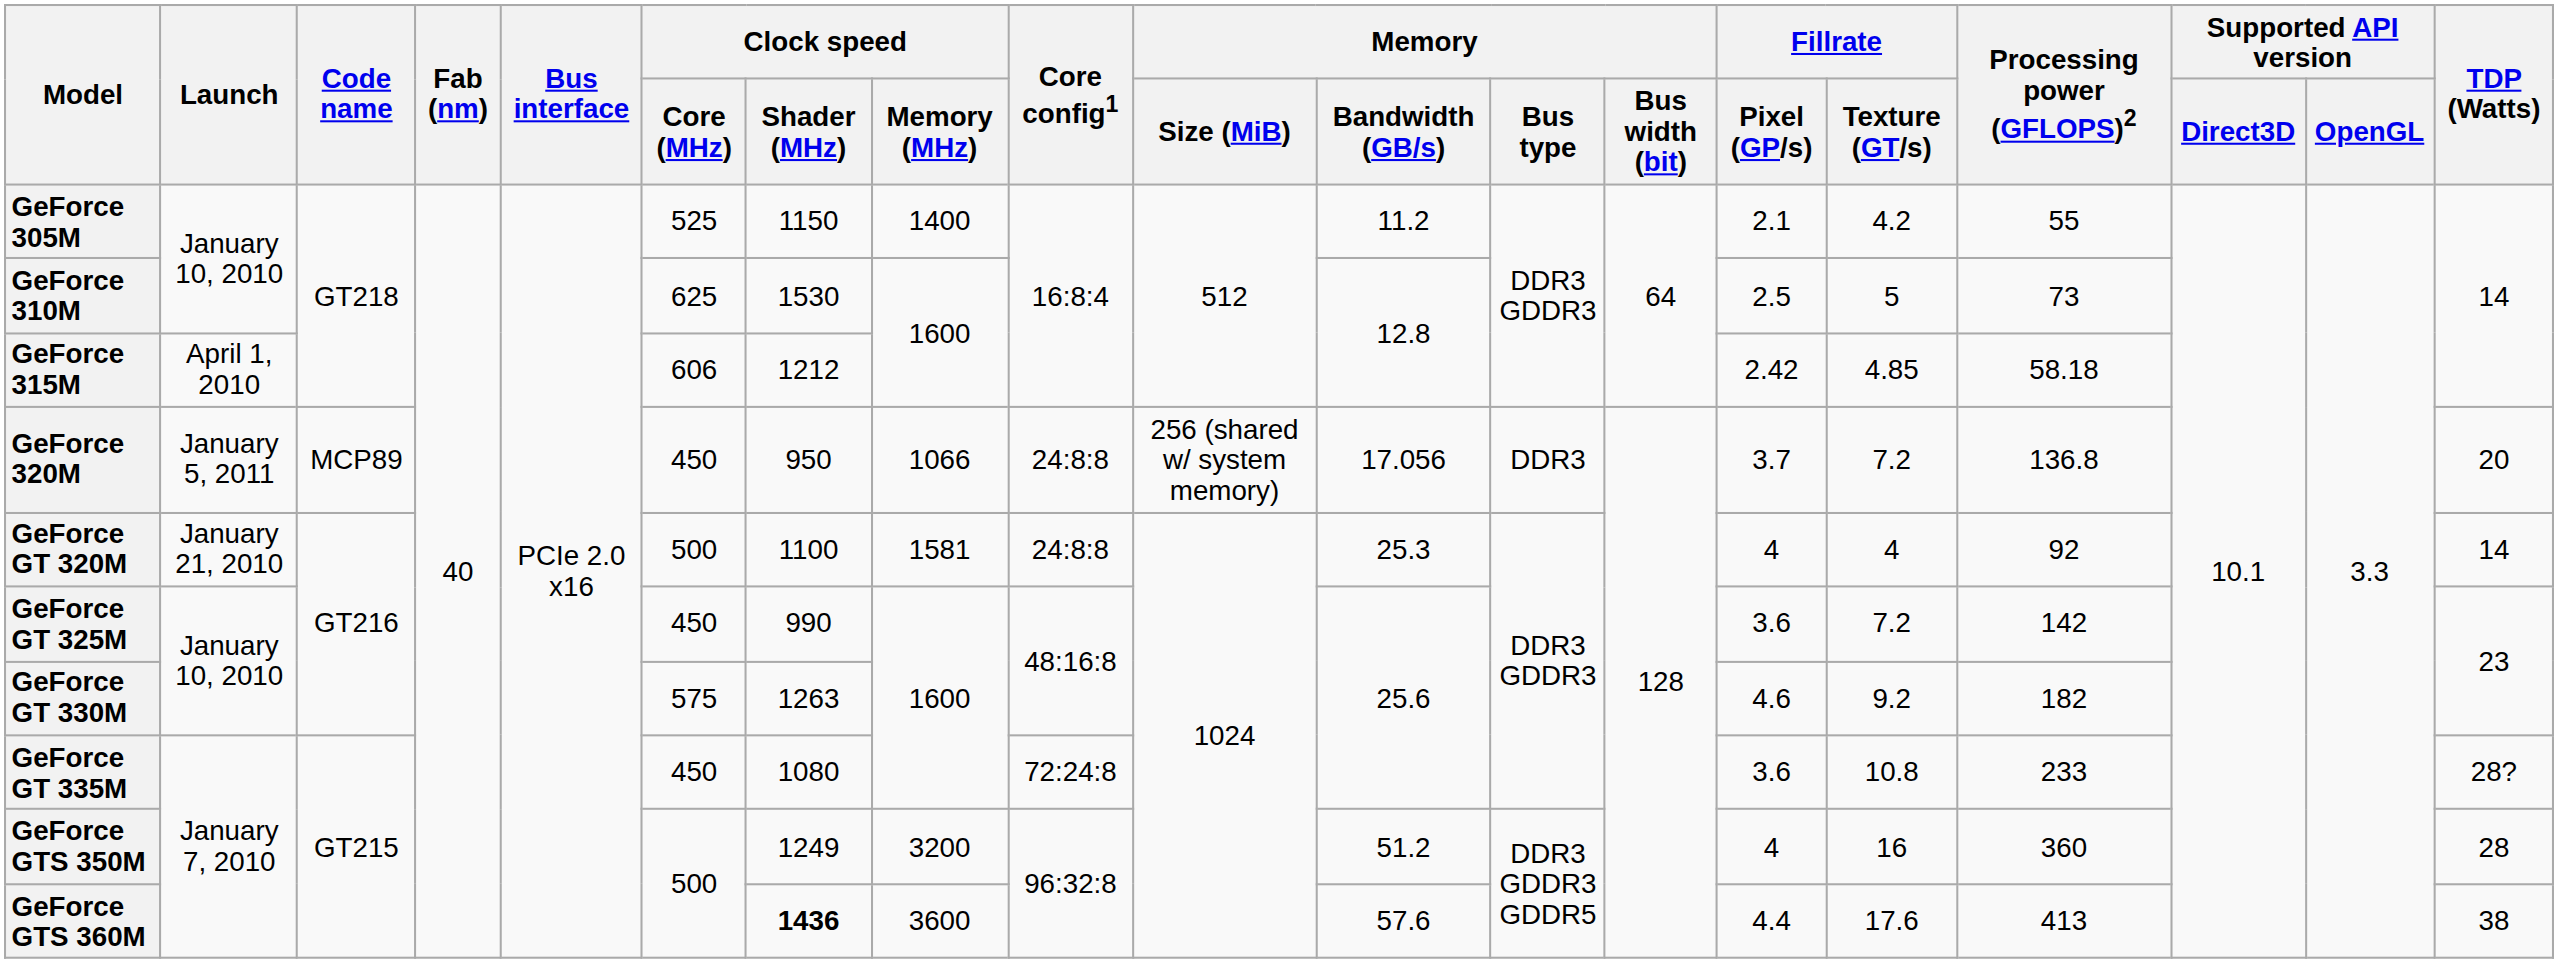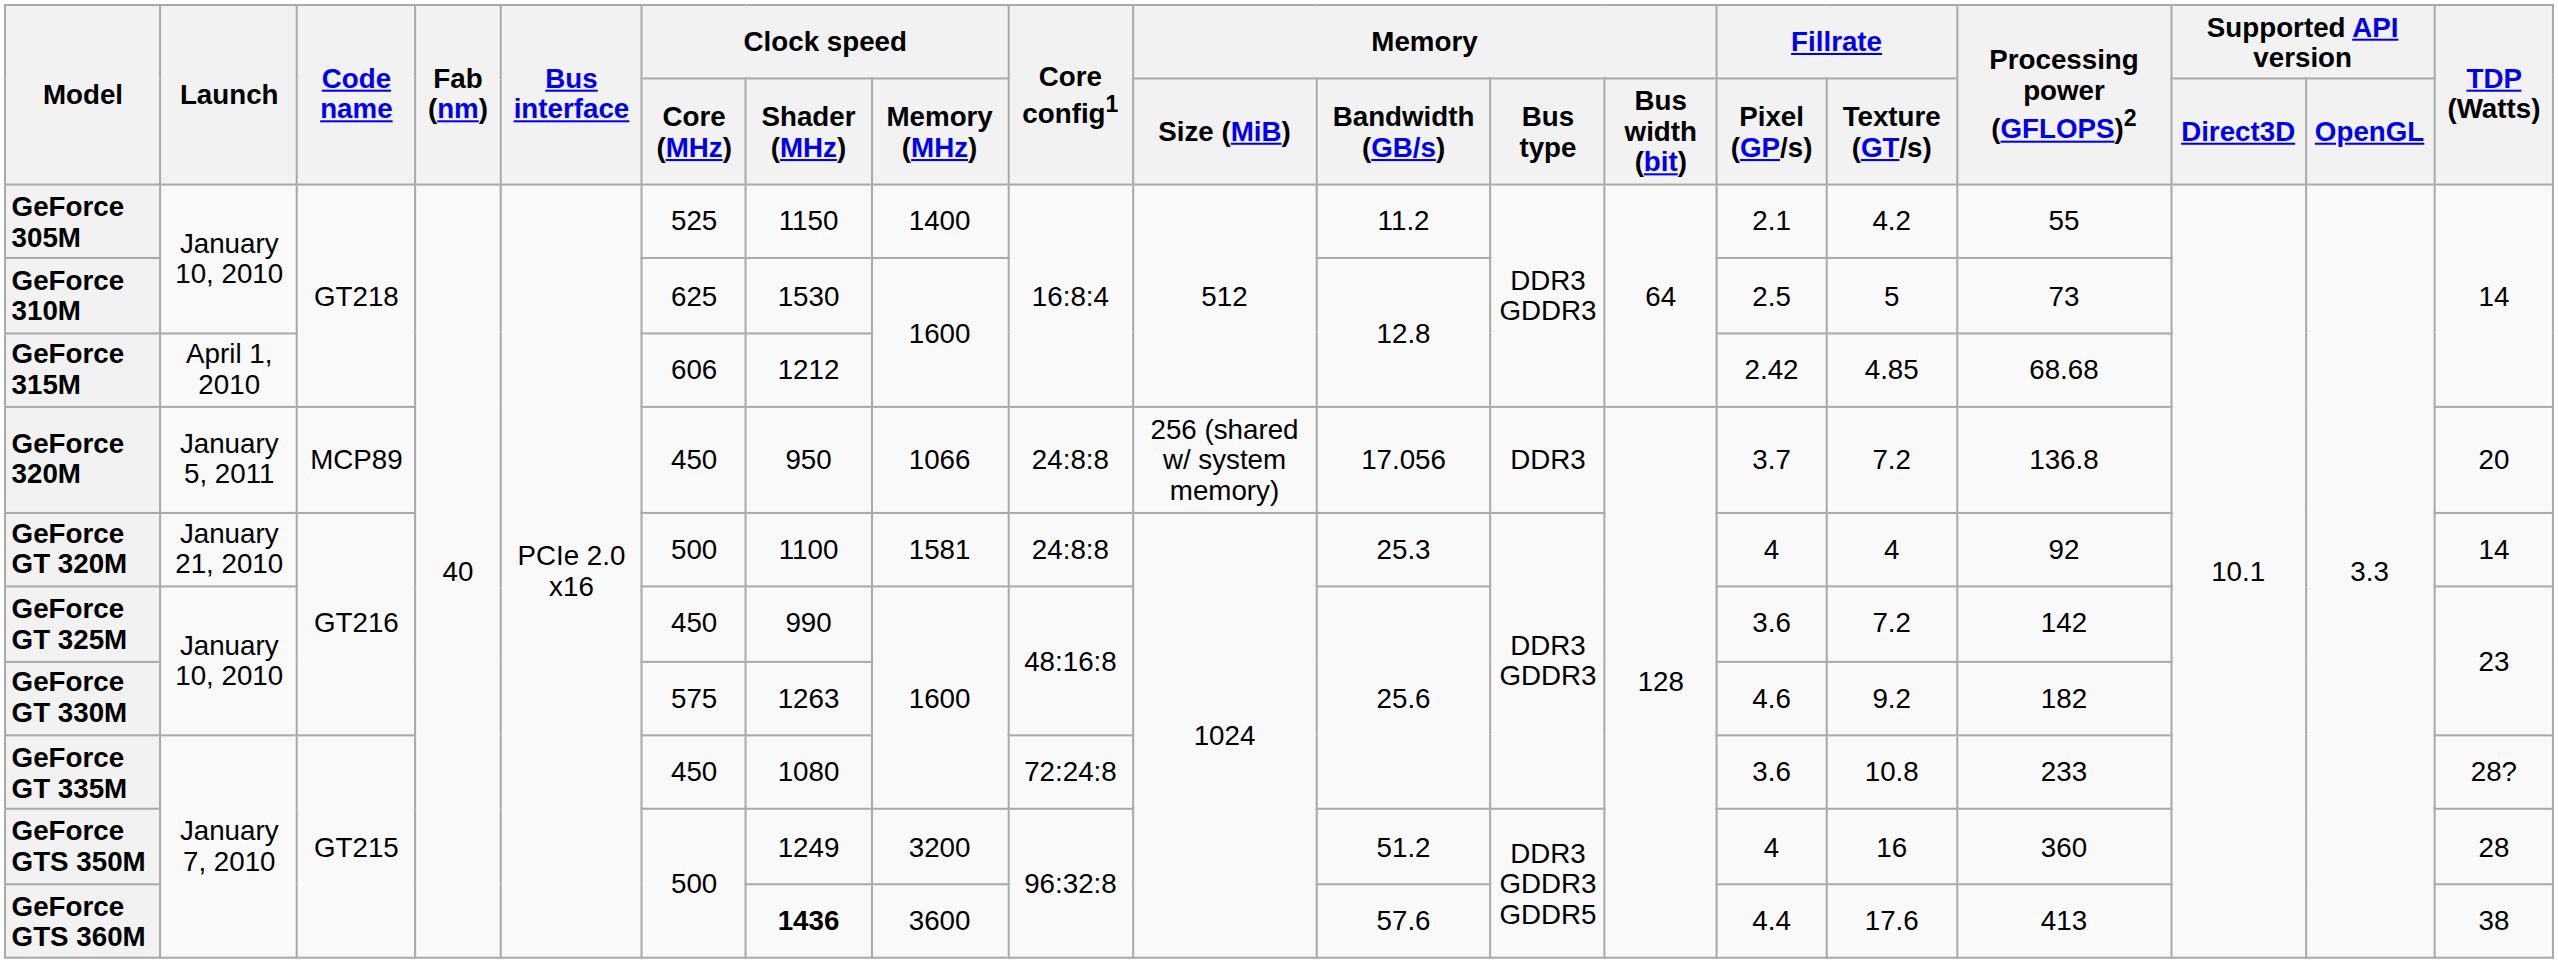(2064, 370) 58.18 -> (2064, 370) 68.68
